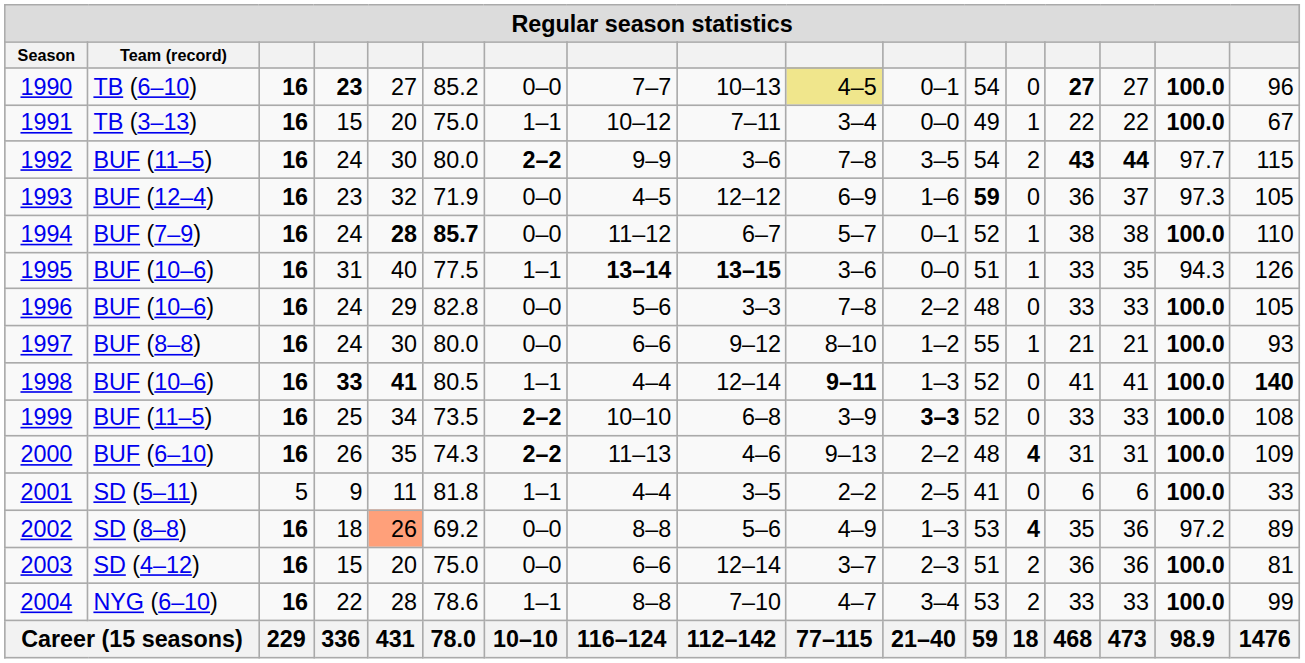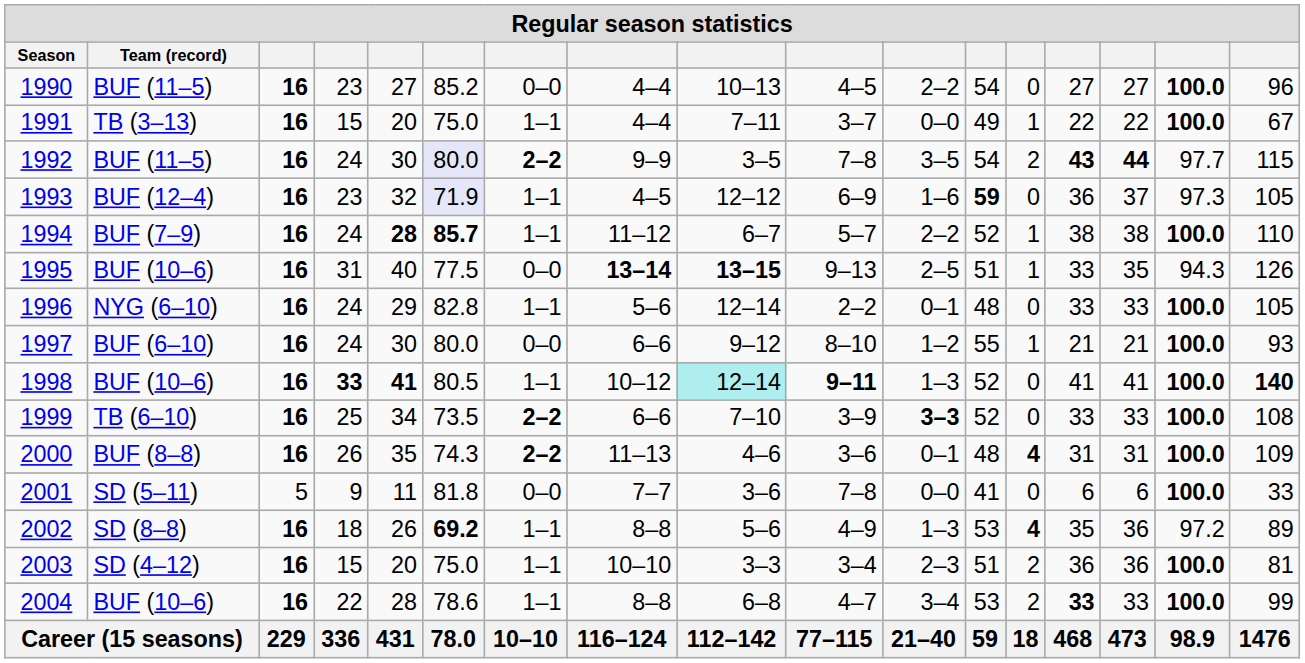(145, 86) TB (6–10) -> (153, 86) BUF (11–5)
(350, 86) bold -> (350, 86) normal
(652, 86) 7–7 -> (652, 86) 4–4
(857, 86) khaki background -> (857, 86) no background
(940, 86) 0–1 -> (940, 86) 2–2
(1082, 86) bold -> (1082, 86) normal
(639, 123) 10–12 -> (652, 123) 4–4
(857, 123) 3–4 -> (857, 123) 3–7
(456, 160) no background -> (456, 160) lavender background
(762, 160) 3–6 -> (762, 160) 3–5
(456, 197) no background -> (456, 197) lavender background
(542, 197) 0–0 -> (542, 197) 1–1
(542, 233) 0–0 -> (542, 233) 1–1
(940, 233) 0–1 -> (940, 233) 2–2
(542, 270) 1–1 -> (542, 270) 0–0
(857, 270) 3–6 -> (851, 270) 9–13
(940, 270) 0–0 -> (940, 270) 2–5
(154, 307) BUF (10–6) -> (156, 307) NYG (6–10)
(542, 307) 0–0 -> (542, 307) 1–1
(762, 307) 3–3 -> (749, 307) 12–14
(857, 307) 7–8 -> (857, 307) 2–2
(940, 307) 2–2 -> (940, 307) 0–1
(147, 344) BUF (8–8) -> (154, 344) BUF (6–10)
(652, 381) 4–4 -> (639, 381) 10–12
(749, 381) no background -> (749, 381) paleturquoise background
(153, 418) BUF (11–5) -> (145, 418) TB (6–10)
(639, 418) 10–10 -> (652, 418) 6–6
(762, 418) 6–8 -> (755, 418) 7–10
(154, 455) BUF (6–10) -> (147, 455) BUF (8–8)
(851, 455) 9–13 -> (857, 455) 3–6
(940, 455) 2–2 -> (940, 455) 0–1
(542, 491) 1–1 -> (542, 491) 0–0
(652, 491) 4–4 -> (652, 491) 7–7
(762, 491) 3–5 -> (762, 491) 3–6
(857, 491) 2–2 -> (857, 491) 7–8
(940, 491) 2–5 -> (940, 491) 0–0
(404, 528) lightsalmon background -> (404, 528) no background
(456, 528) normal -> (456, 528) bold
(542, 528) 0–0 -> (542, 528) 1–1
(542, 565) 0–0 -> (542, 565) 1–1
(652, 565) 6–6 -> (639, 565) 10–10
(749, 565) 12–14 -> (762, 565) 3–3
(857, 565) 3–7 -> (857, 565) 3–4
(156, 602) NYG (6–10) -> (154, 602) BUF (10–6)
(755, 602) 7–10 -> (762, 602) 6–8
(1082, 602) normal -> (1082, 602) bold
